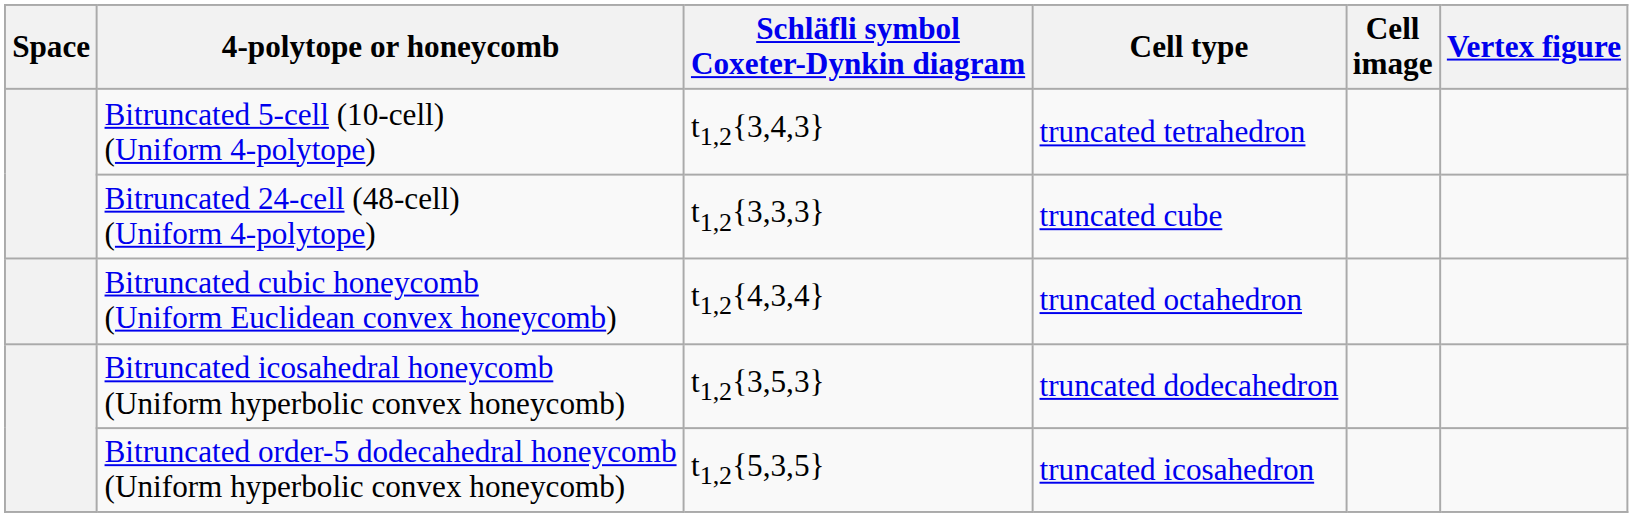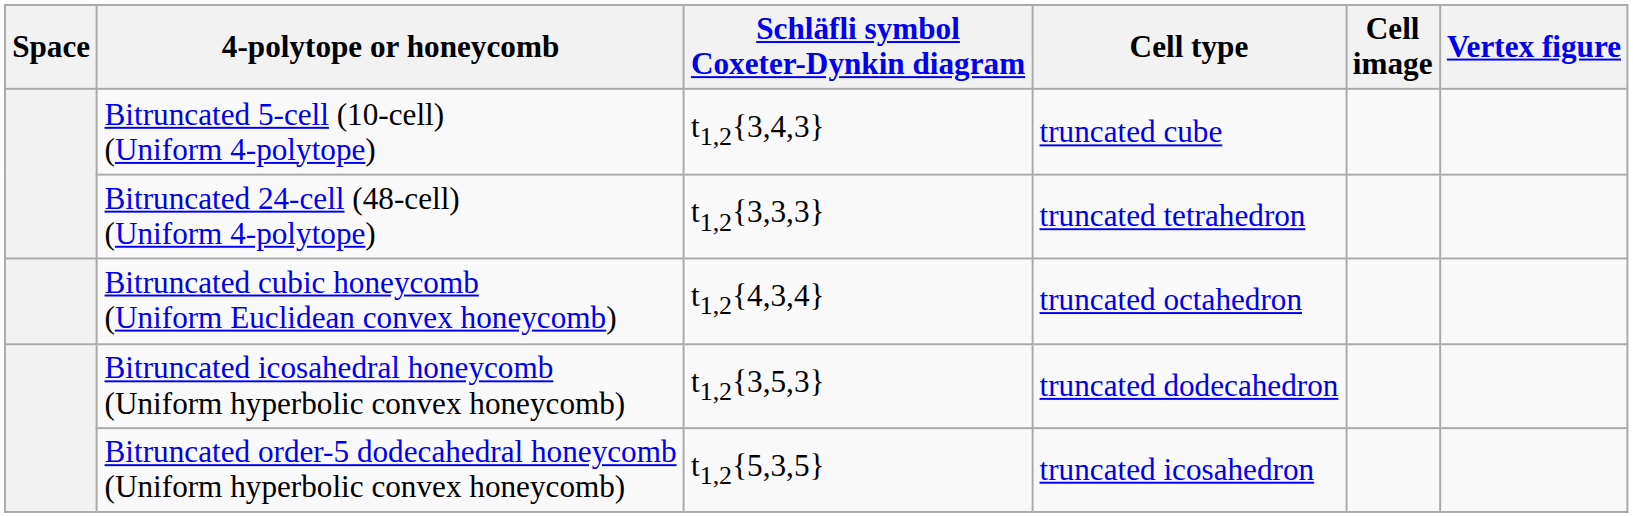(1173, 131) truncated tetrahedron -> (1131, 131) truncated cube
(1131, 215) truncated cube -> (1173, 215) truncated tetrahedron
